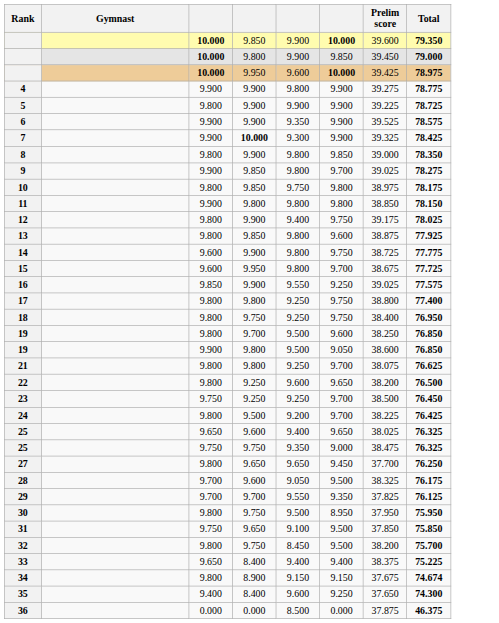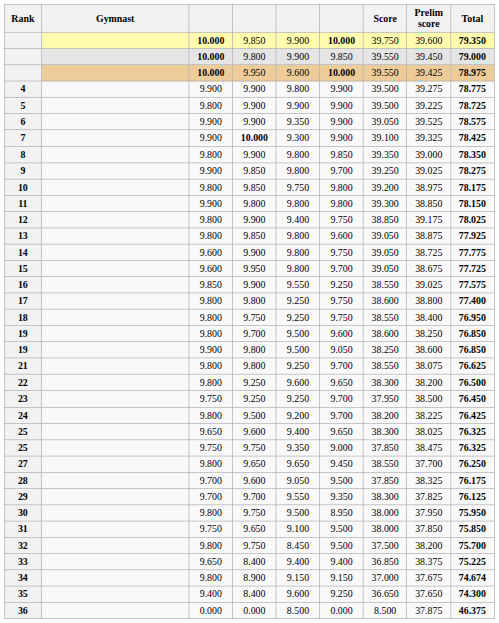+ column: (385, 18)
